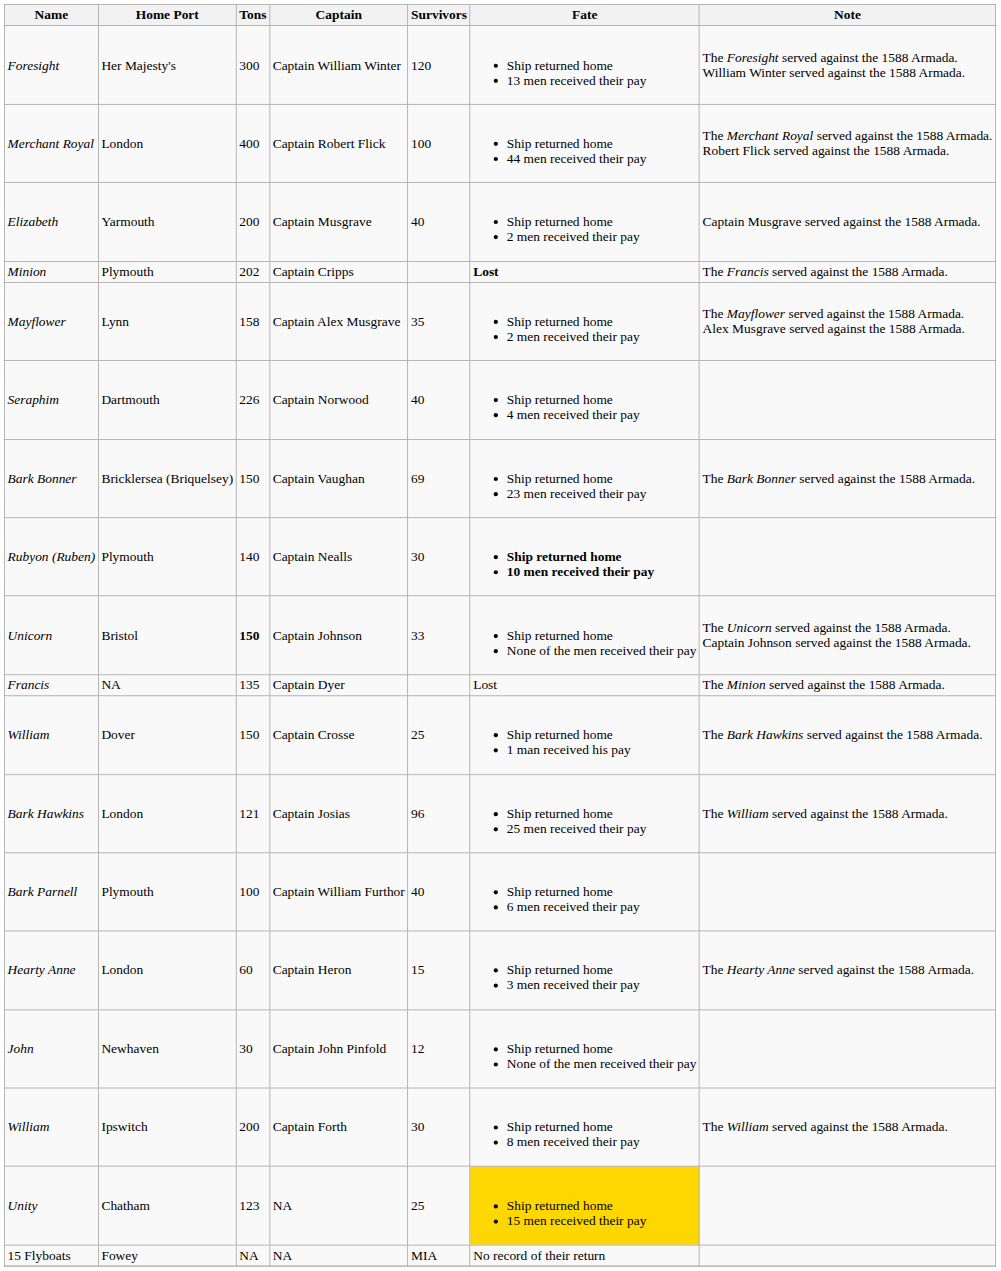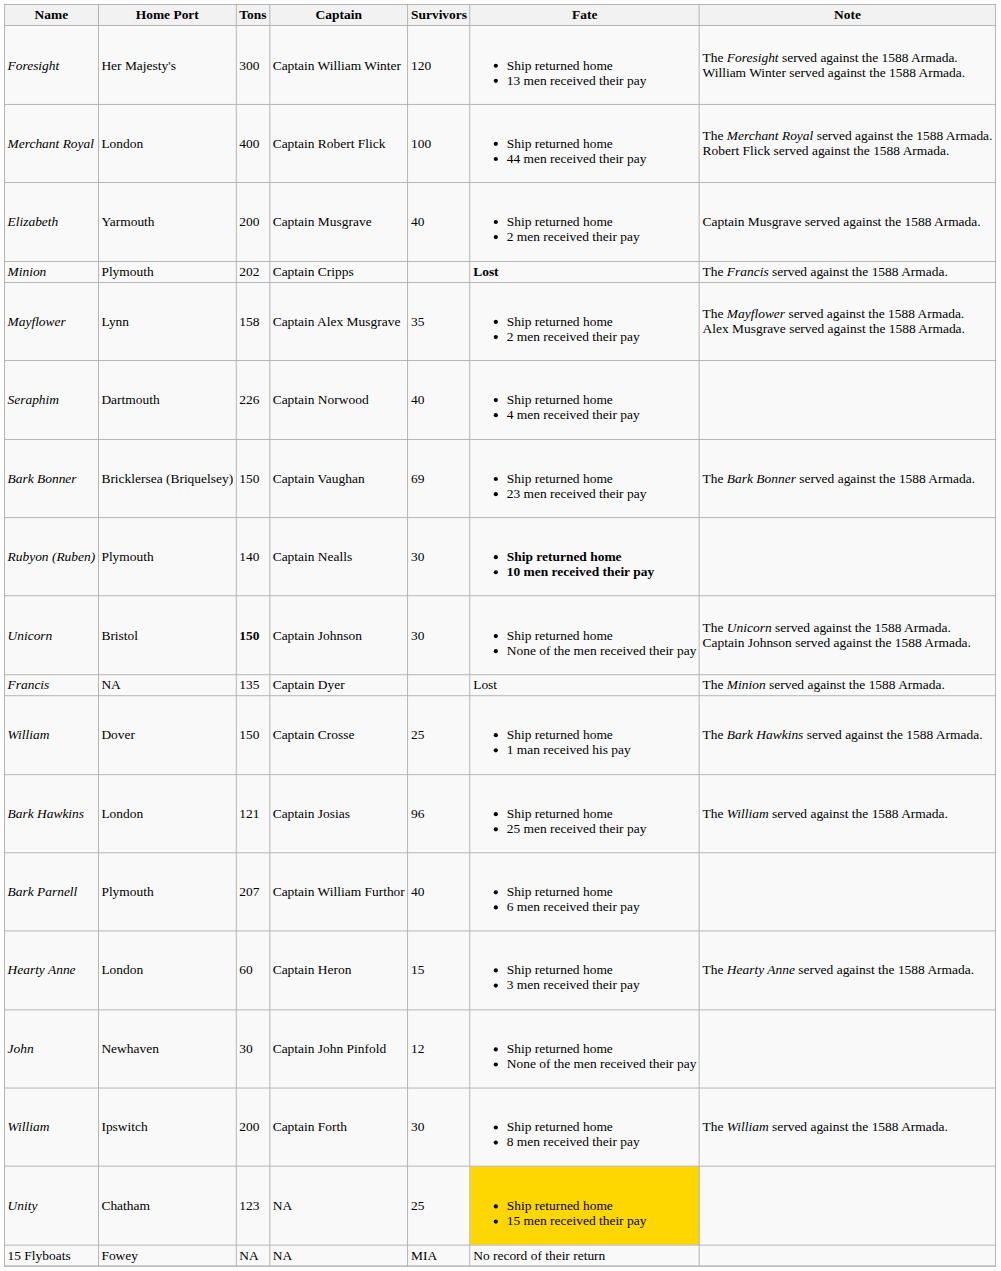(418, 635) 33 -> (418, 635) 30
(249, 892) 100 -> (249, 892) 207
